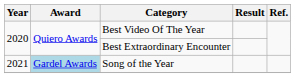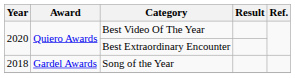(18, 64) 2021 -> (18, 64) 2018
(65, 64) lightblue background -> (65, 64) no background
